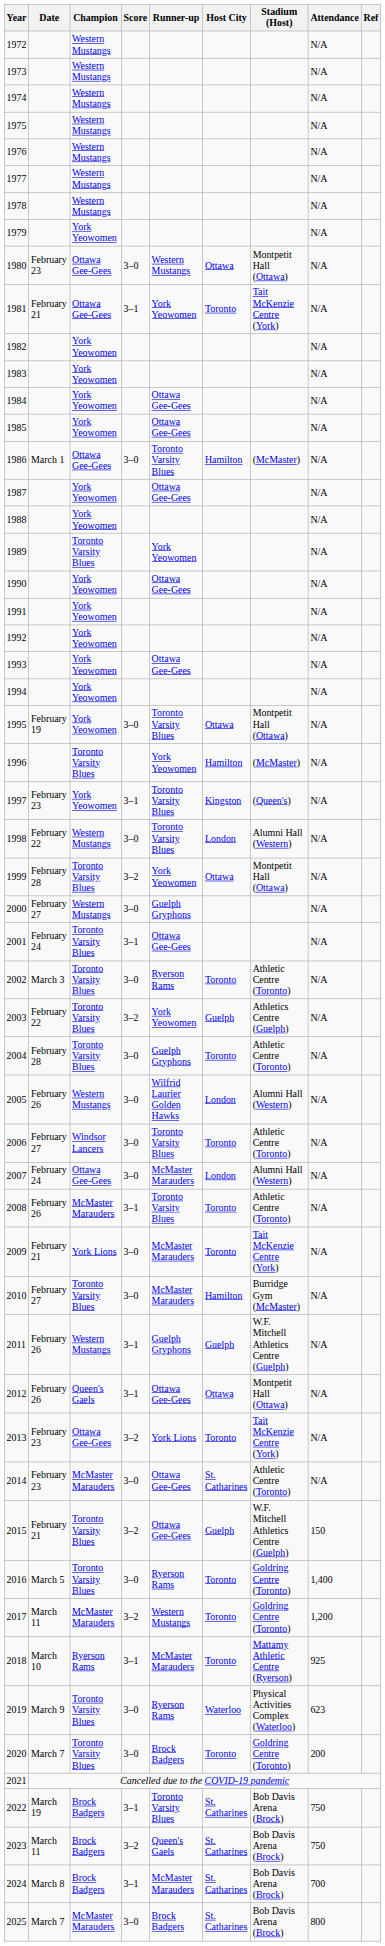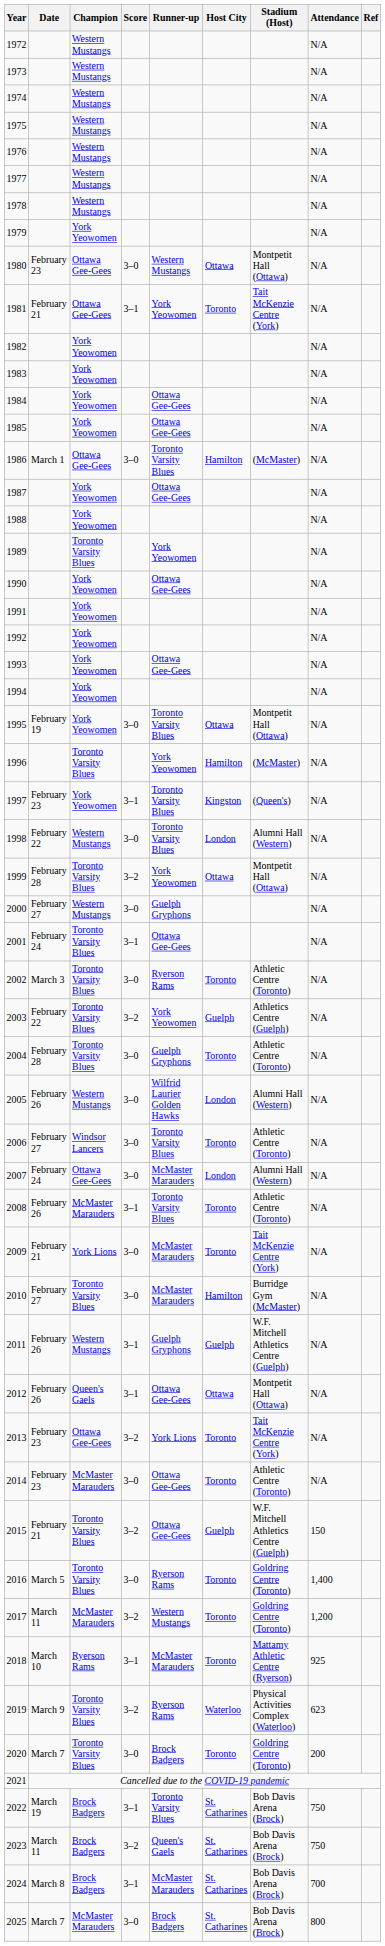(226, 1481) St. Catharines -> (221, 1481) Toronto
(131, 1710) 3–0 -> (131, 1710) 3–2
